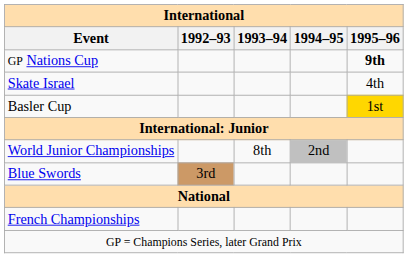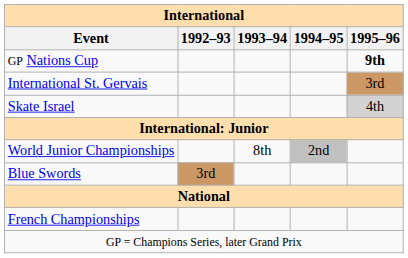+ row: (78, 83)
(375, 83) no background -> (375, 106) lightgrey background
- row: (40, 106)
